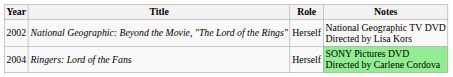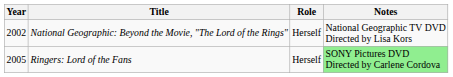(16, 59) 2004 -> (16, 59) 2005
